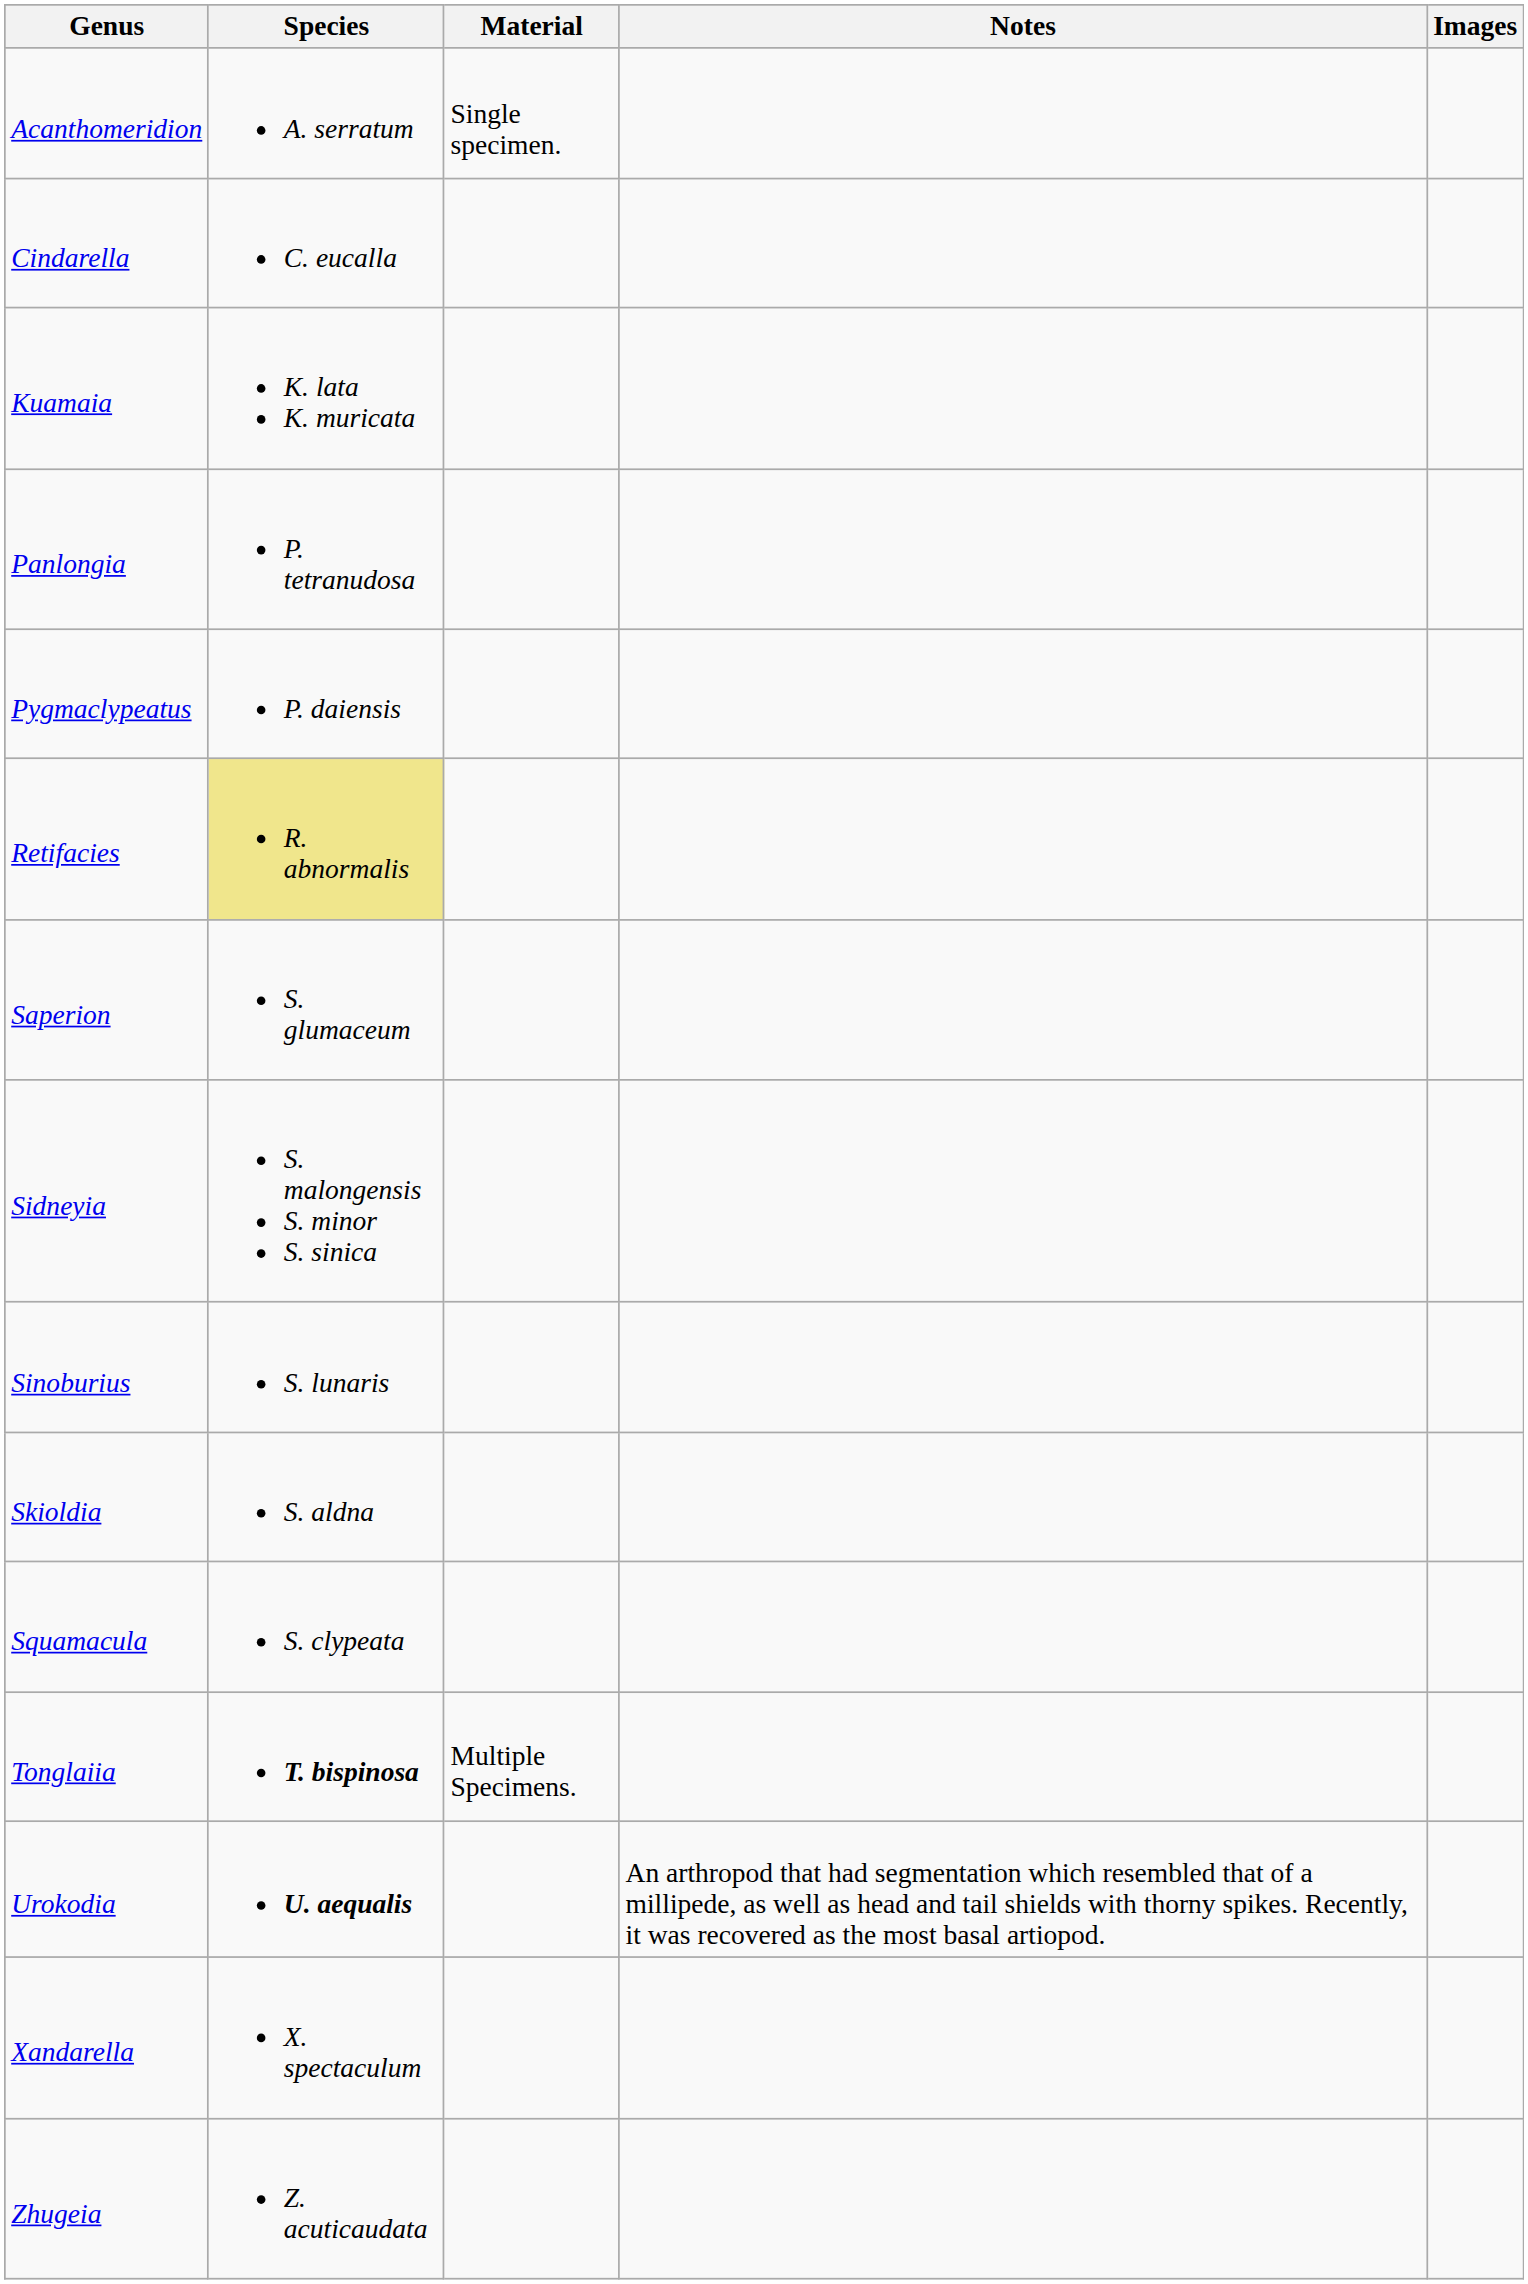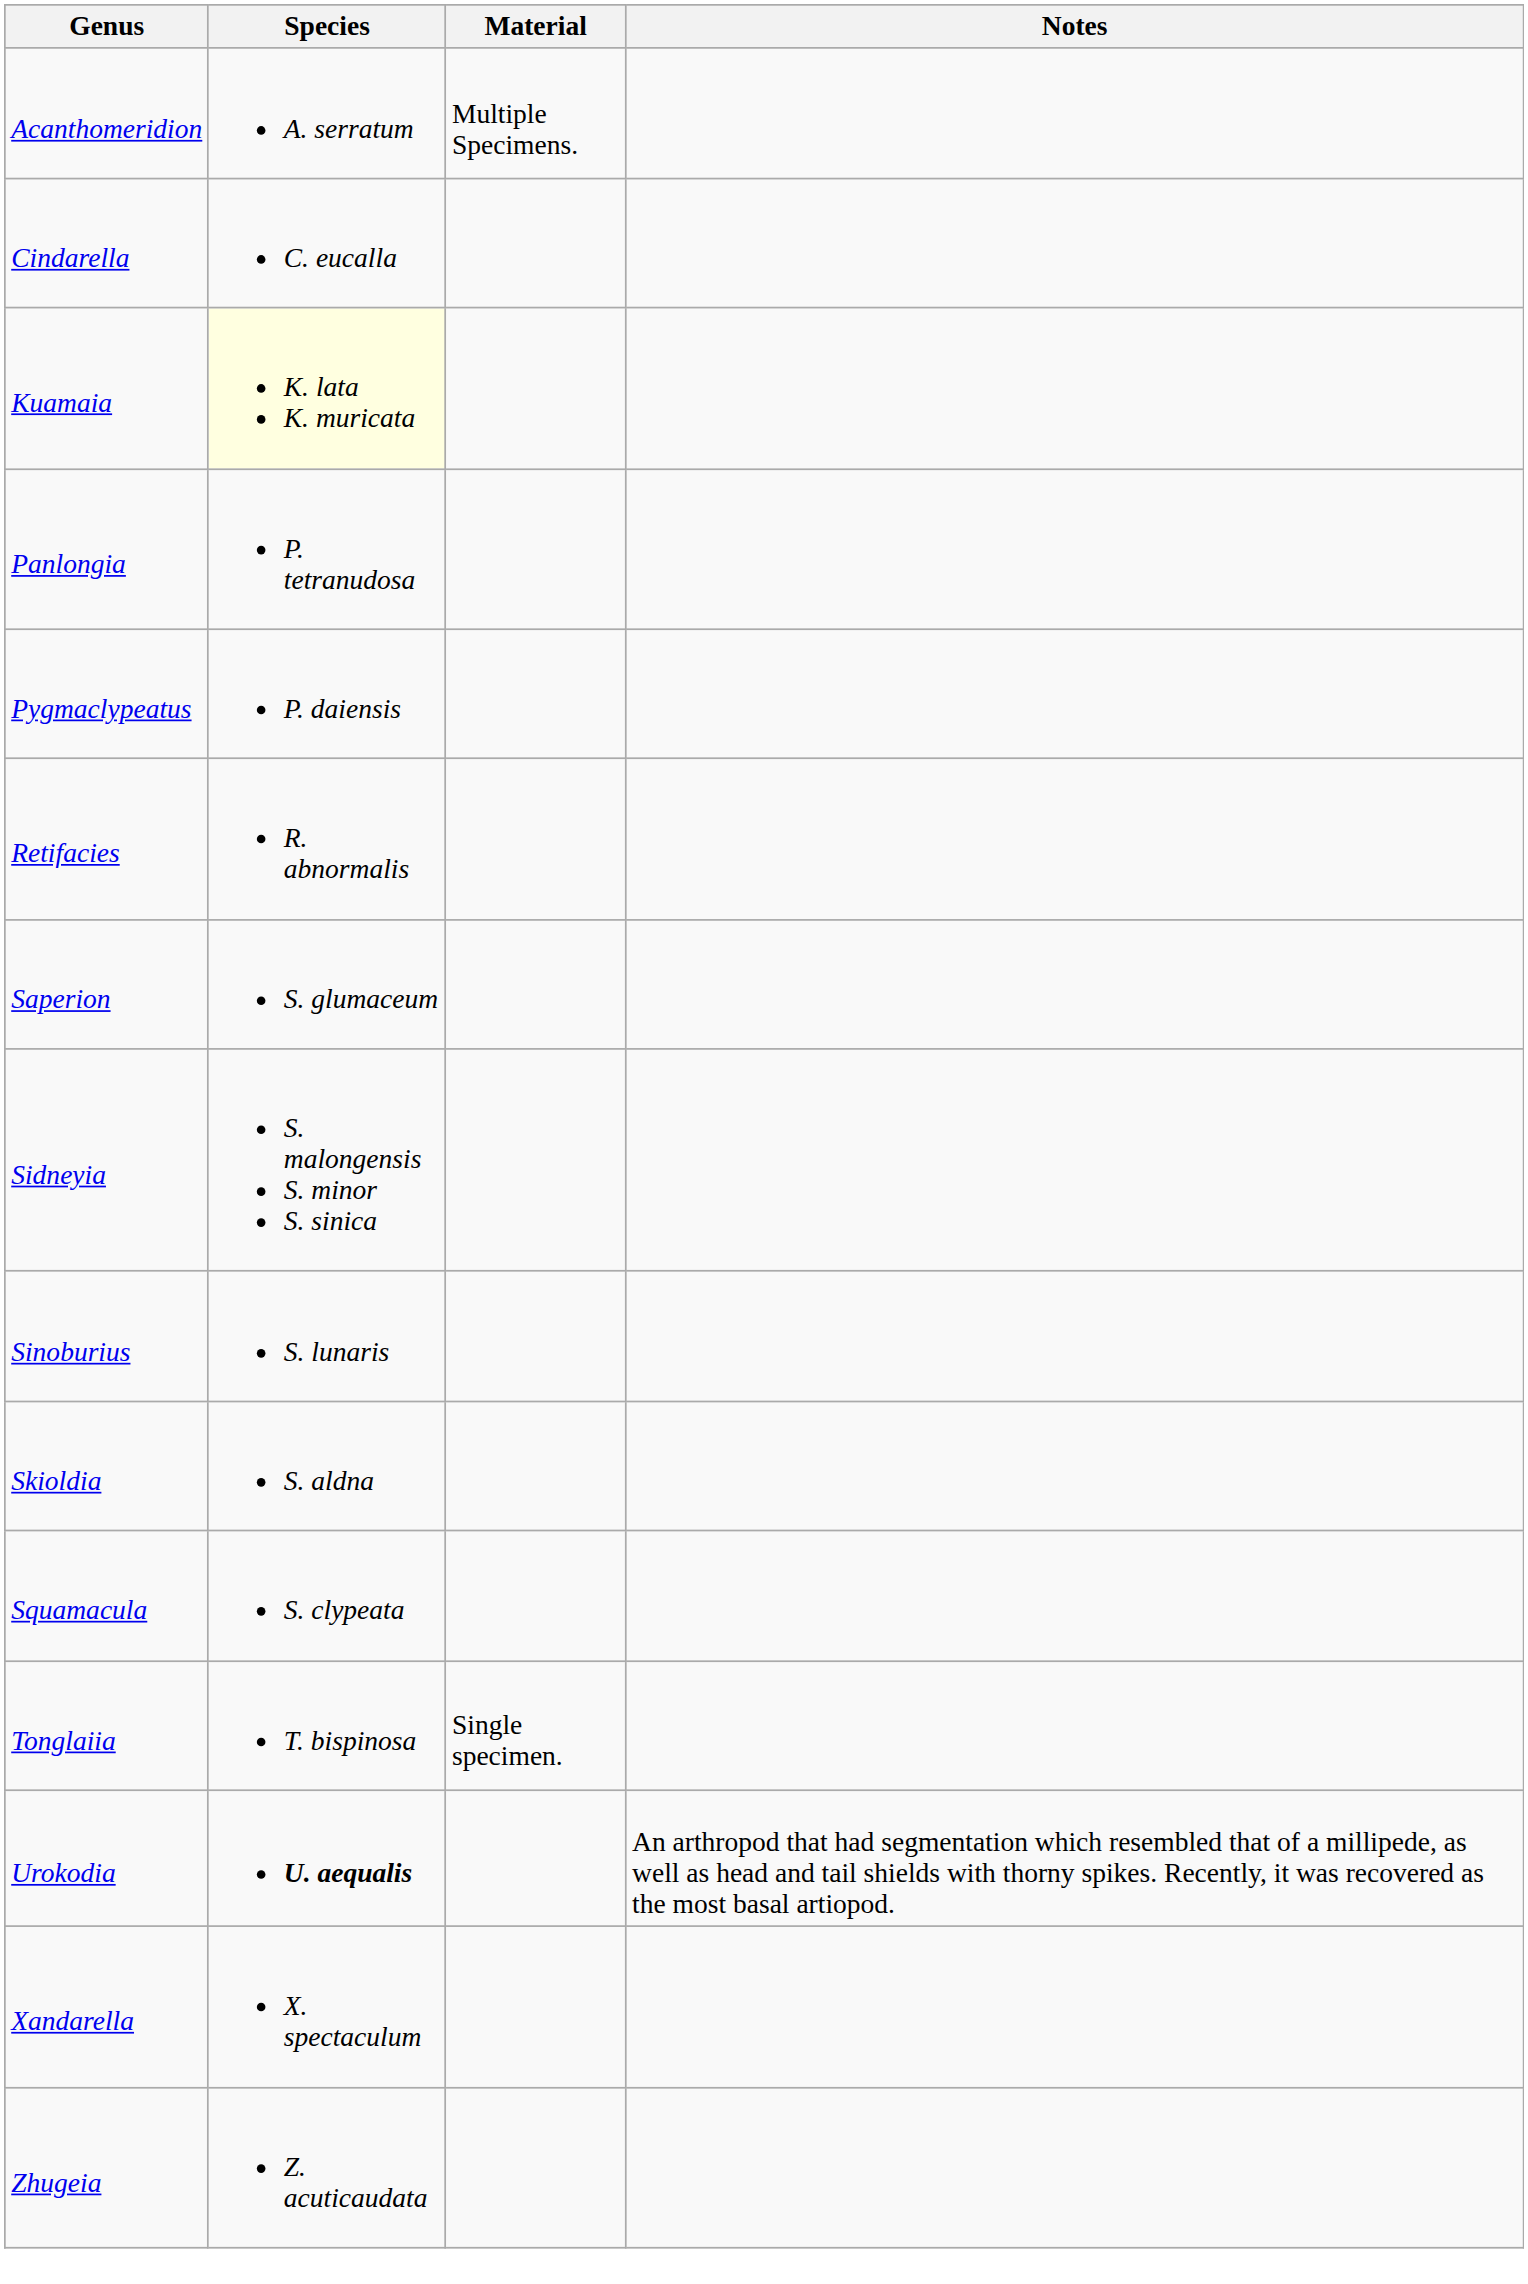- column: (1475, 26)
(506, 128) Single specimen. -> (515, 128) Multiple Specimens.
(326, 404) no background -> (327, 404) lightyellow background
(326, 854) khaki background -> (327, 854) no background
(326, 1772) bold -> (327, 1741) normal
(514, 1771) Multiple Specimens. -> (507, 1740) Single specimen.
